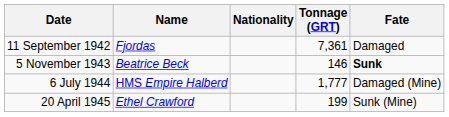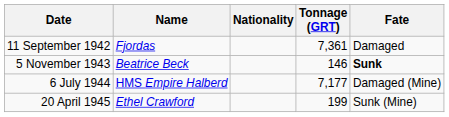(333, 83) 1,777 -> (333, 83) 7,177
